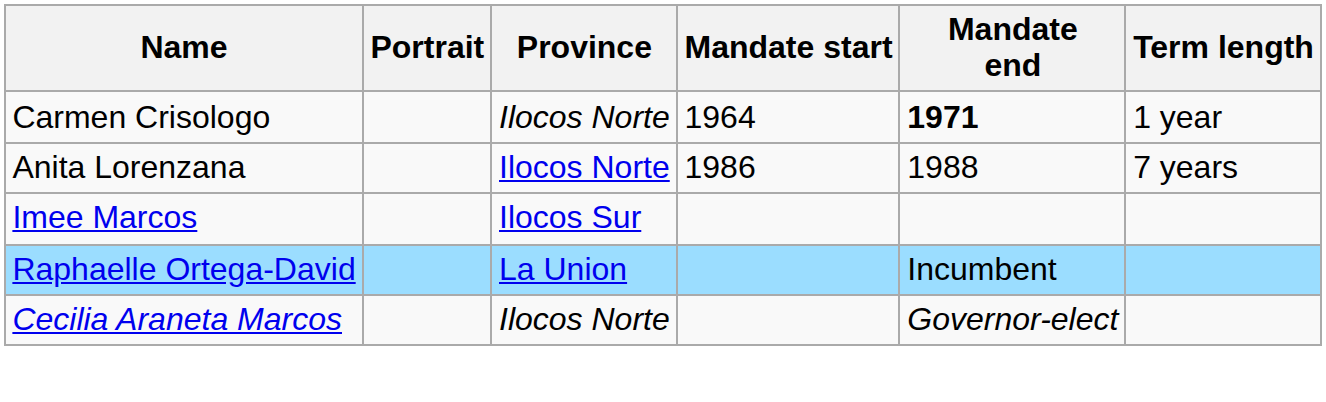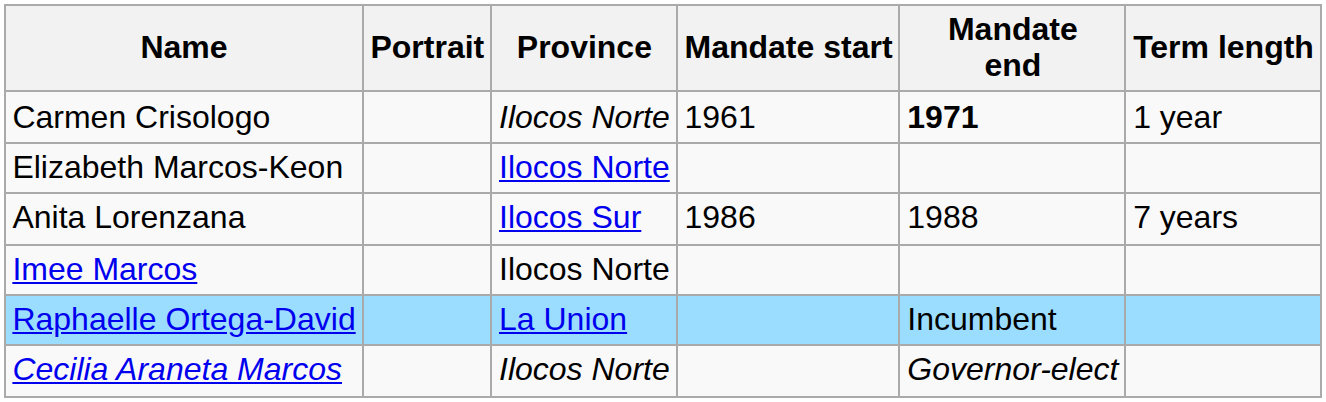(720, 116) 1964 -> (720, 116) 1961
+ row: (178, 167)
(584, 167) Ilocos Norte -> (570, 218) Ilocos Sur
(570, 218) Ilocos Sur -> (584, 268) Ilocos Norte
